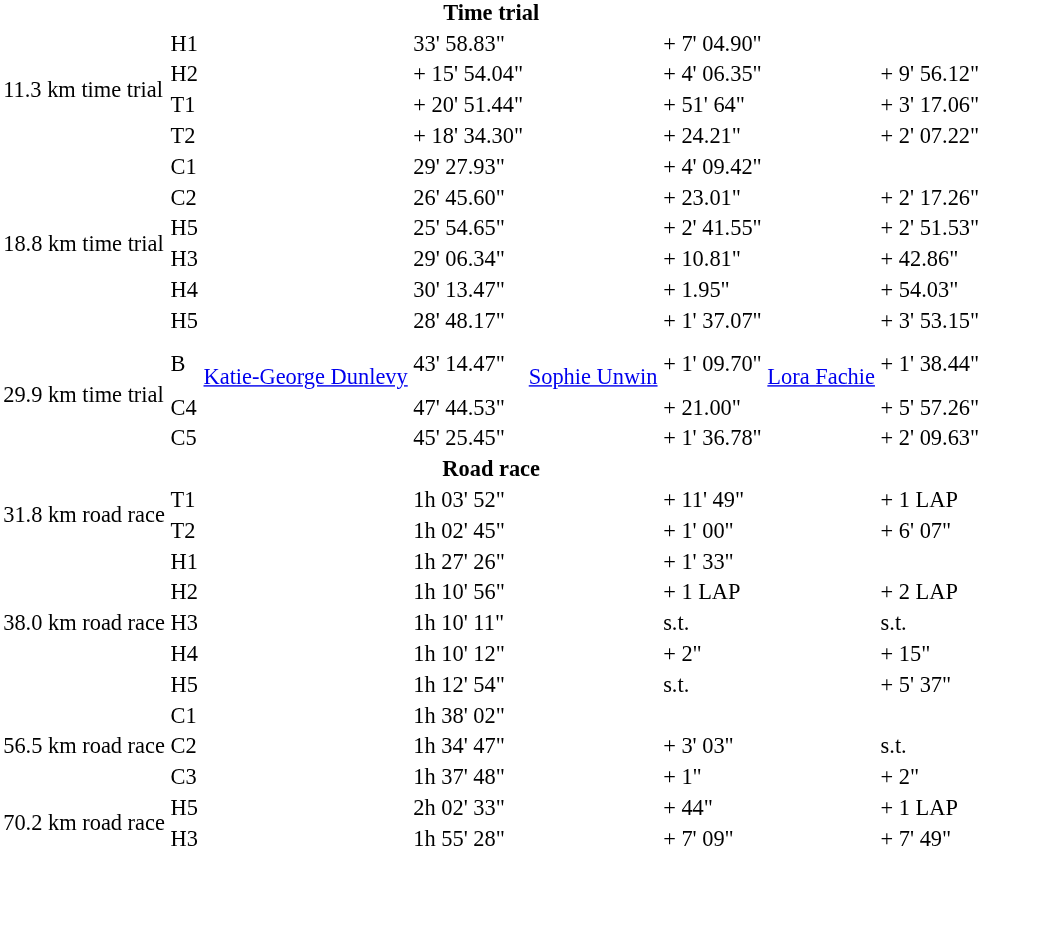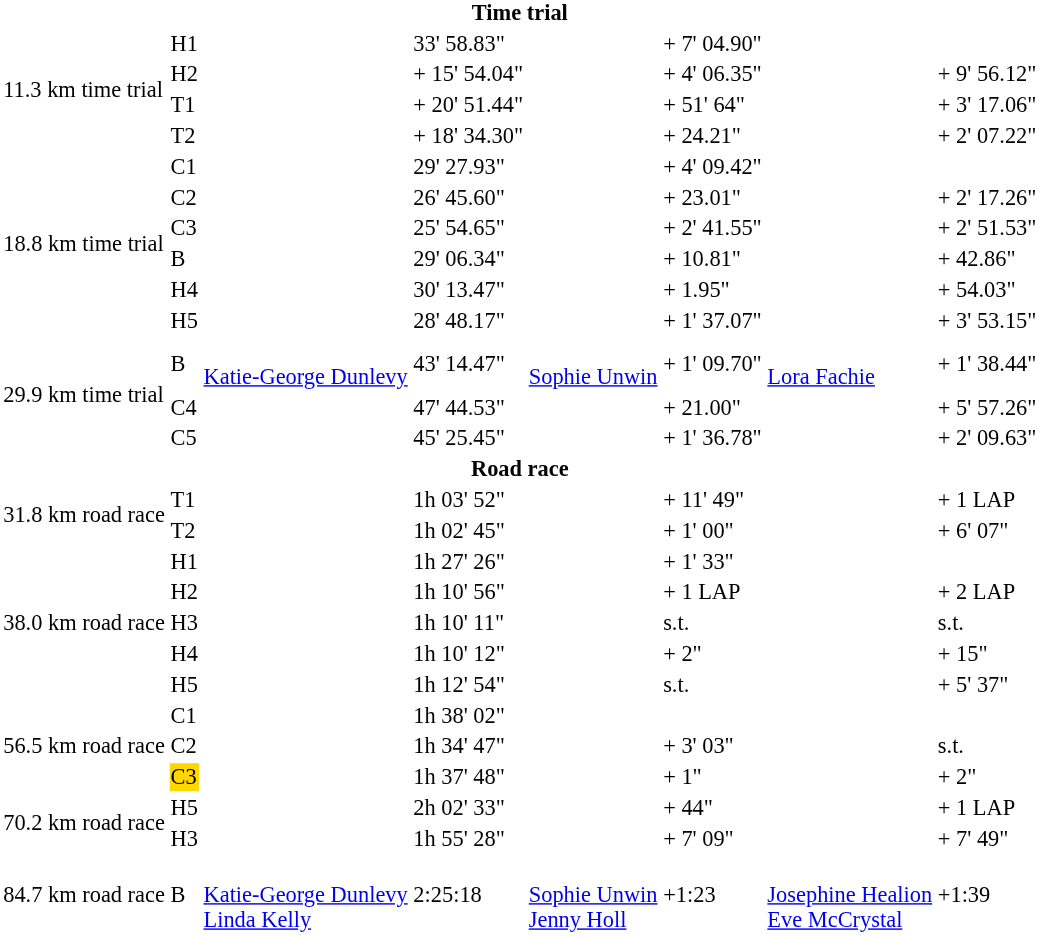(184, 228) H5 -> (184, 228) C3
(184, 258) H3 -> (178, 258) B
(184, 776) no background -> (184, 776) gold background
+ row: (448, 894)
